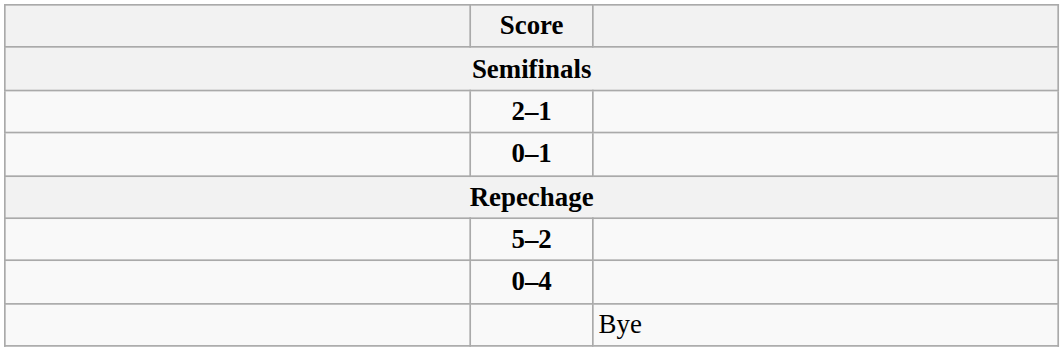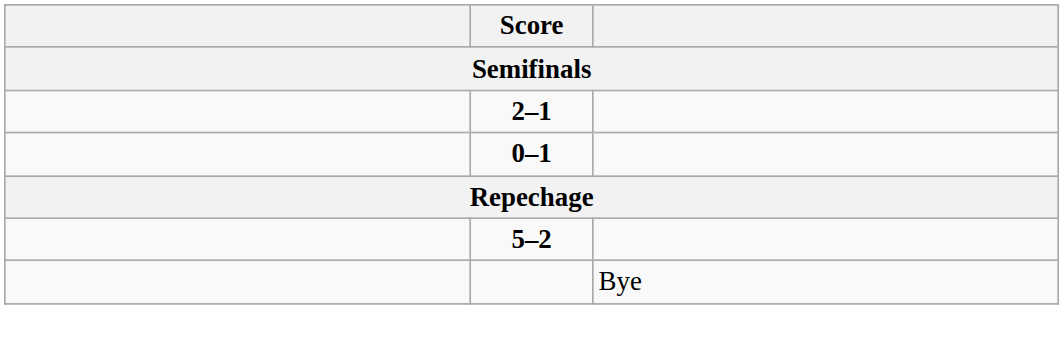- row: (532, 281)
